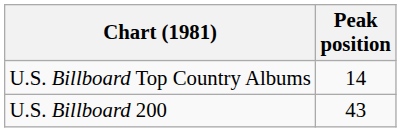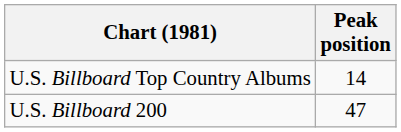(356, 110) 43 -> (356, 110) 47
